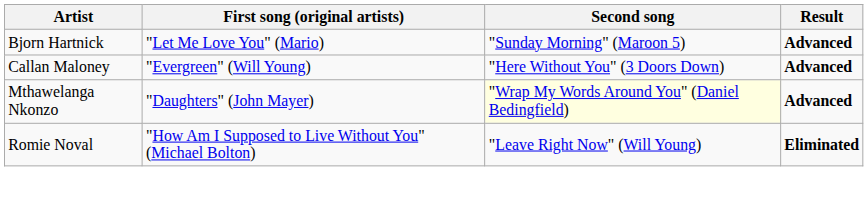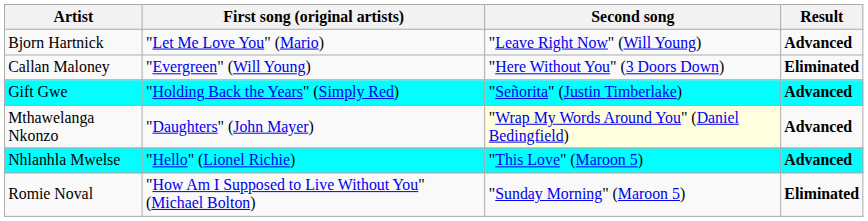(587, 42) "Sunday Morning" (Maroon 5) -> (595, 42) "Leave Right Now" (Will Young)
(818, 67) Advanced -> (822, 67) Eliminated
+ row: (38, 92)
+ row: (64, 160)
(595, 144) "Leave Right Now" (Will Young) -> (587, 194) "Sunday Morning" (Maroon 5)
